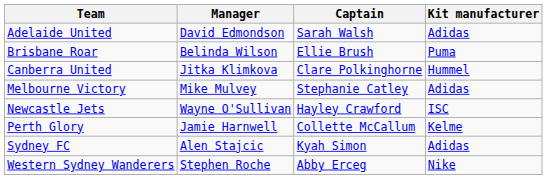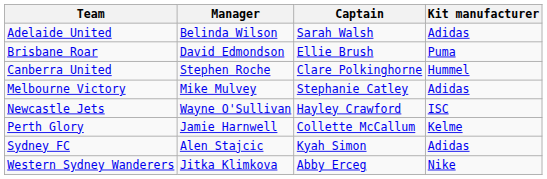(232, 33) David Edmondson -> (229, 33) Belinda Wilson
(229, 52) Belinda Wilson -> (232, 52) David Edmondson
(229, 70) Jitka Klimkova -> (225, 70) Stephen Roche
(225, 165) Stephen Roche -> (229, 165) Jitka Klimkova
